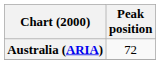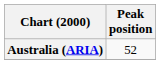(131, 49) 72 -> (131, 49) 52
